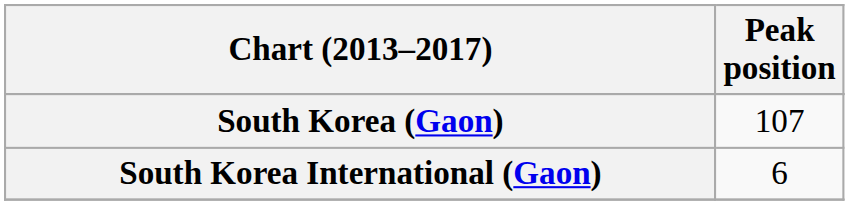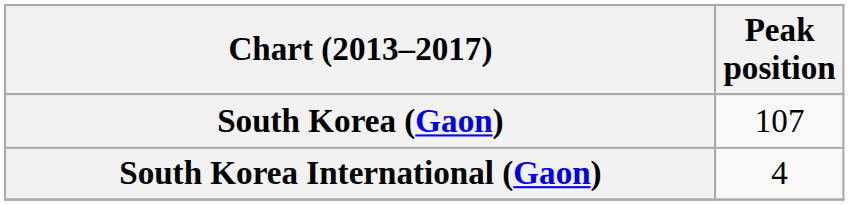(780, 173) 6 -> (780, 173) 4
